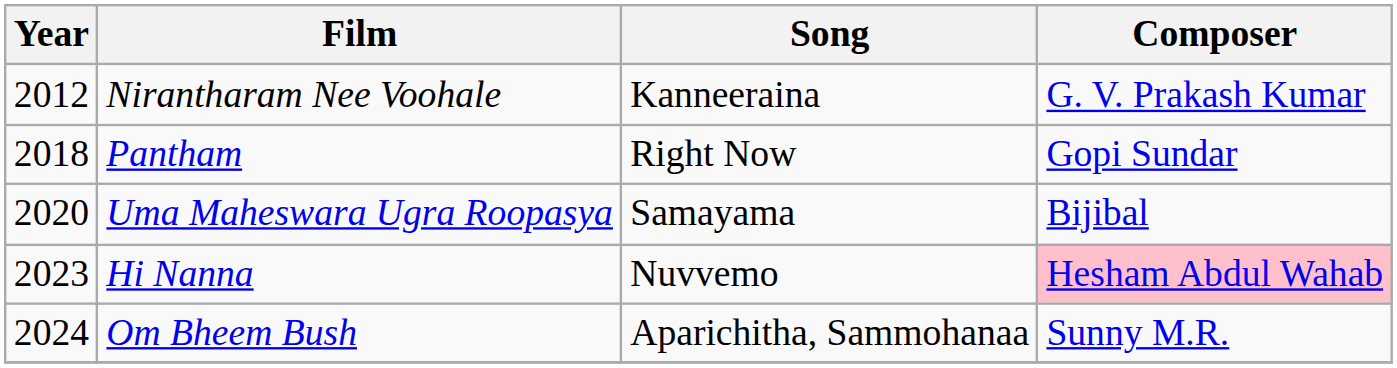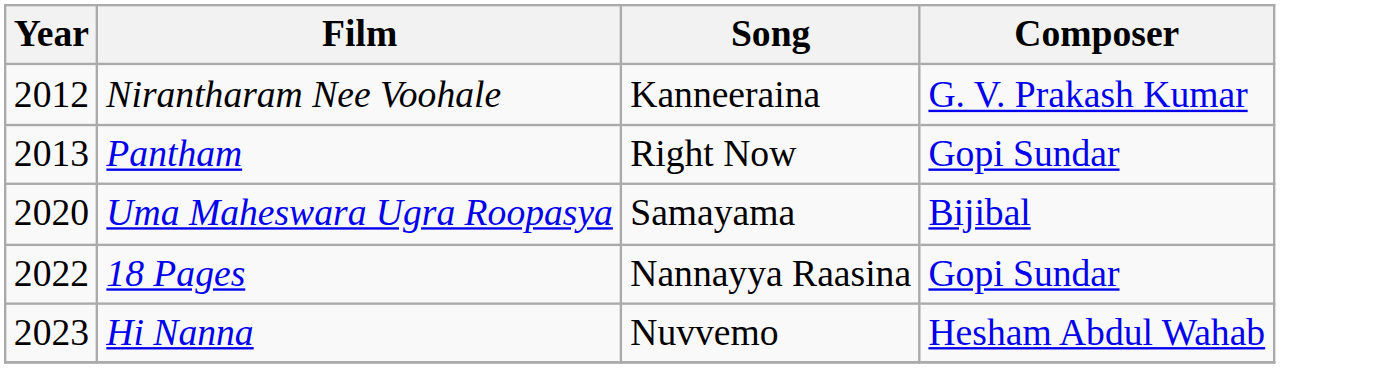(51, 153) 2018 -> (51, 153) 2013
+ row: (176, 272)
(1215, 272) pink background -> (1097, 332) no background
- row: (232, 332)
